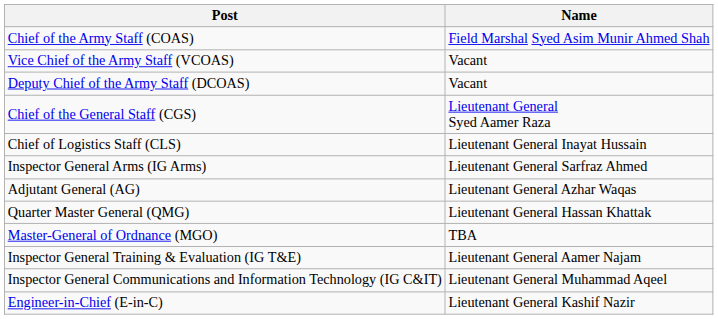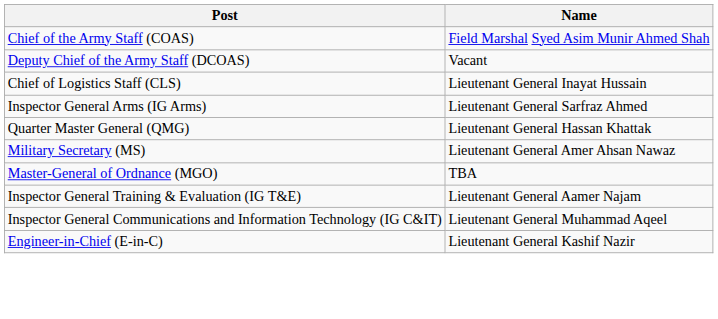- row: (121, 60)
- row: (102, 114)
- row: (74, 189)
+ row: (77, 151)
